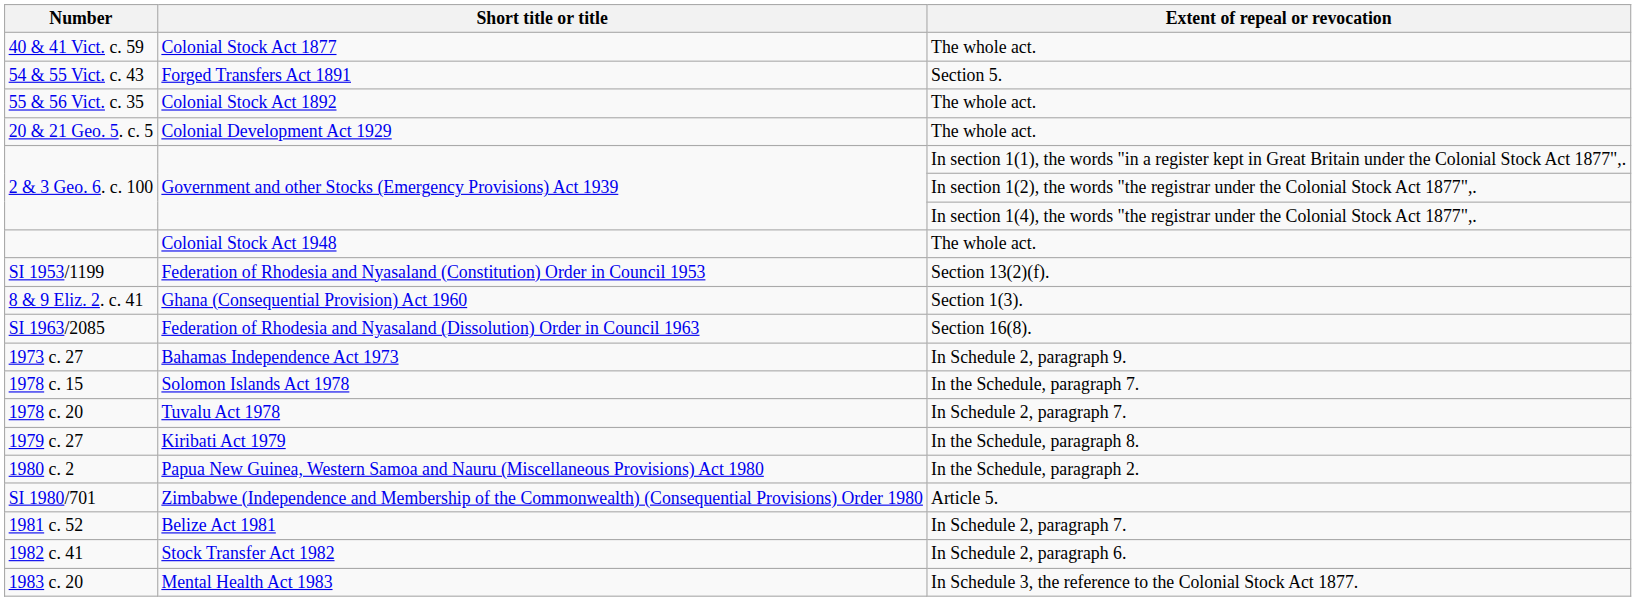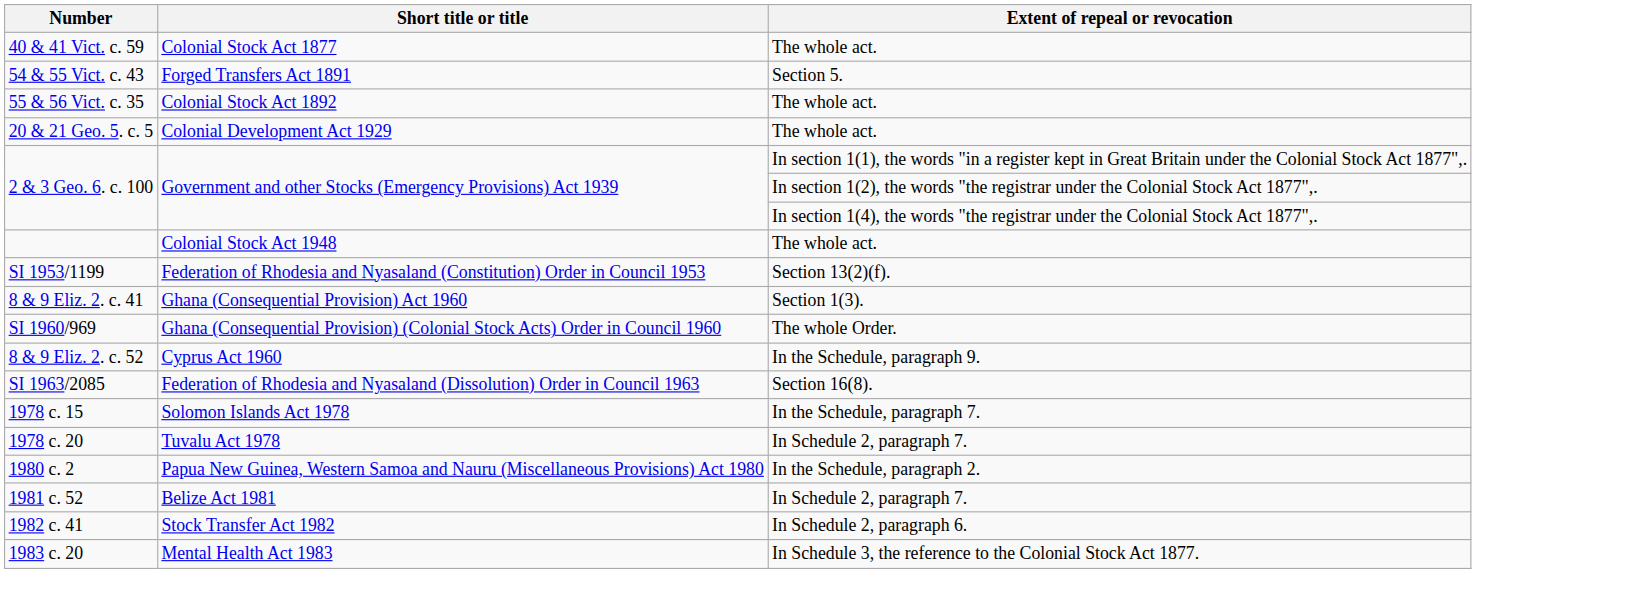+ row: (52, 328)
+ row: (76, 356)
- row: (46, 356)
- row: (46, 441)
- row: (52, 497)
